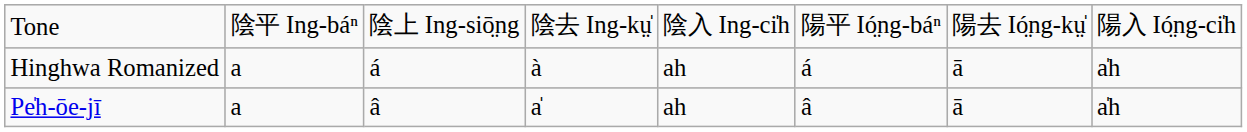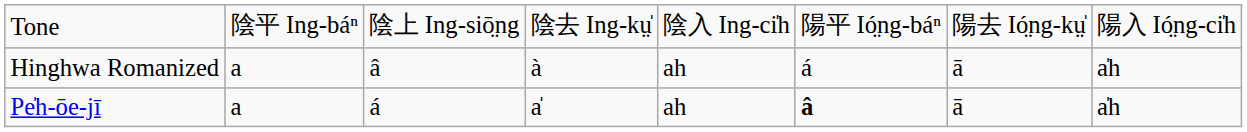(375, 67) á -> (375, 67) â
(375, 106) â -> (375, 106) á
(807, 106) normal -> (807, 106) bold
